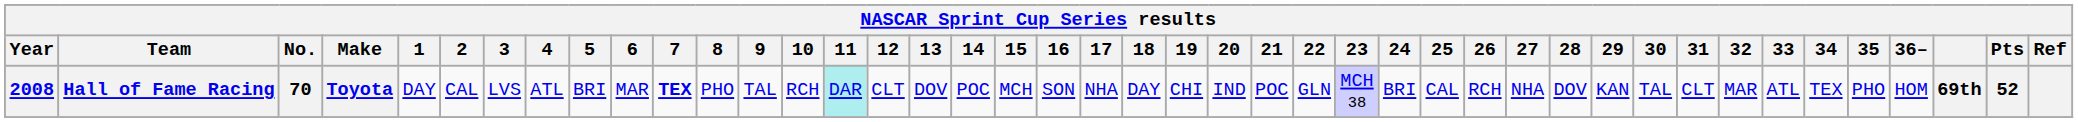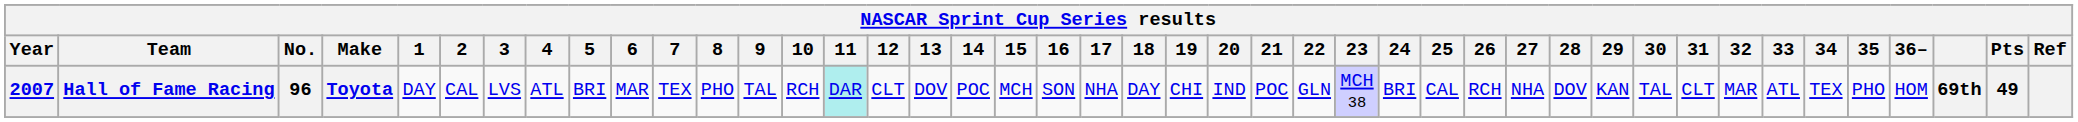(32, 91) 2008 -> (32, 91) 2007
(300, 91) 70 -> (300, 91) 96
(675, 91) bold -> (675, 91) normal
(2008, 91) 52 -> (2008, 91) 49
